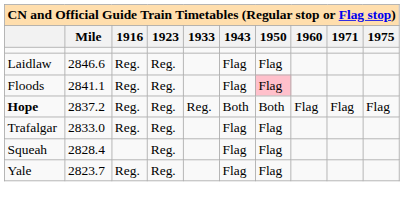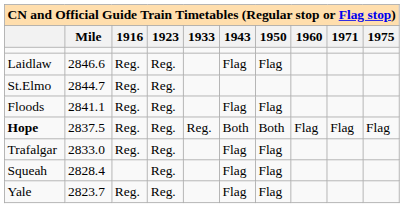+ row: (29, 85)
(270, 85) pink background -> (270, 106) no background
(86, 106) 2837.2 -> (86, 127) 2837.5
